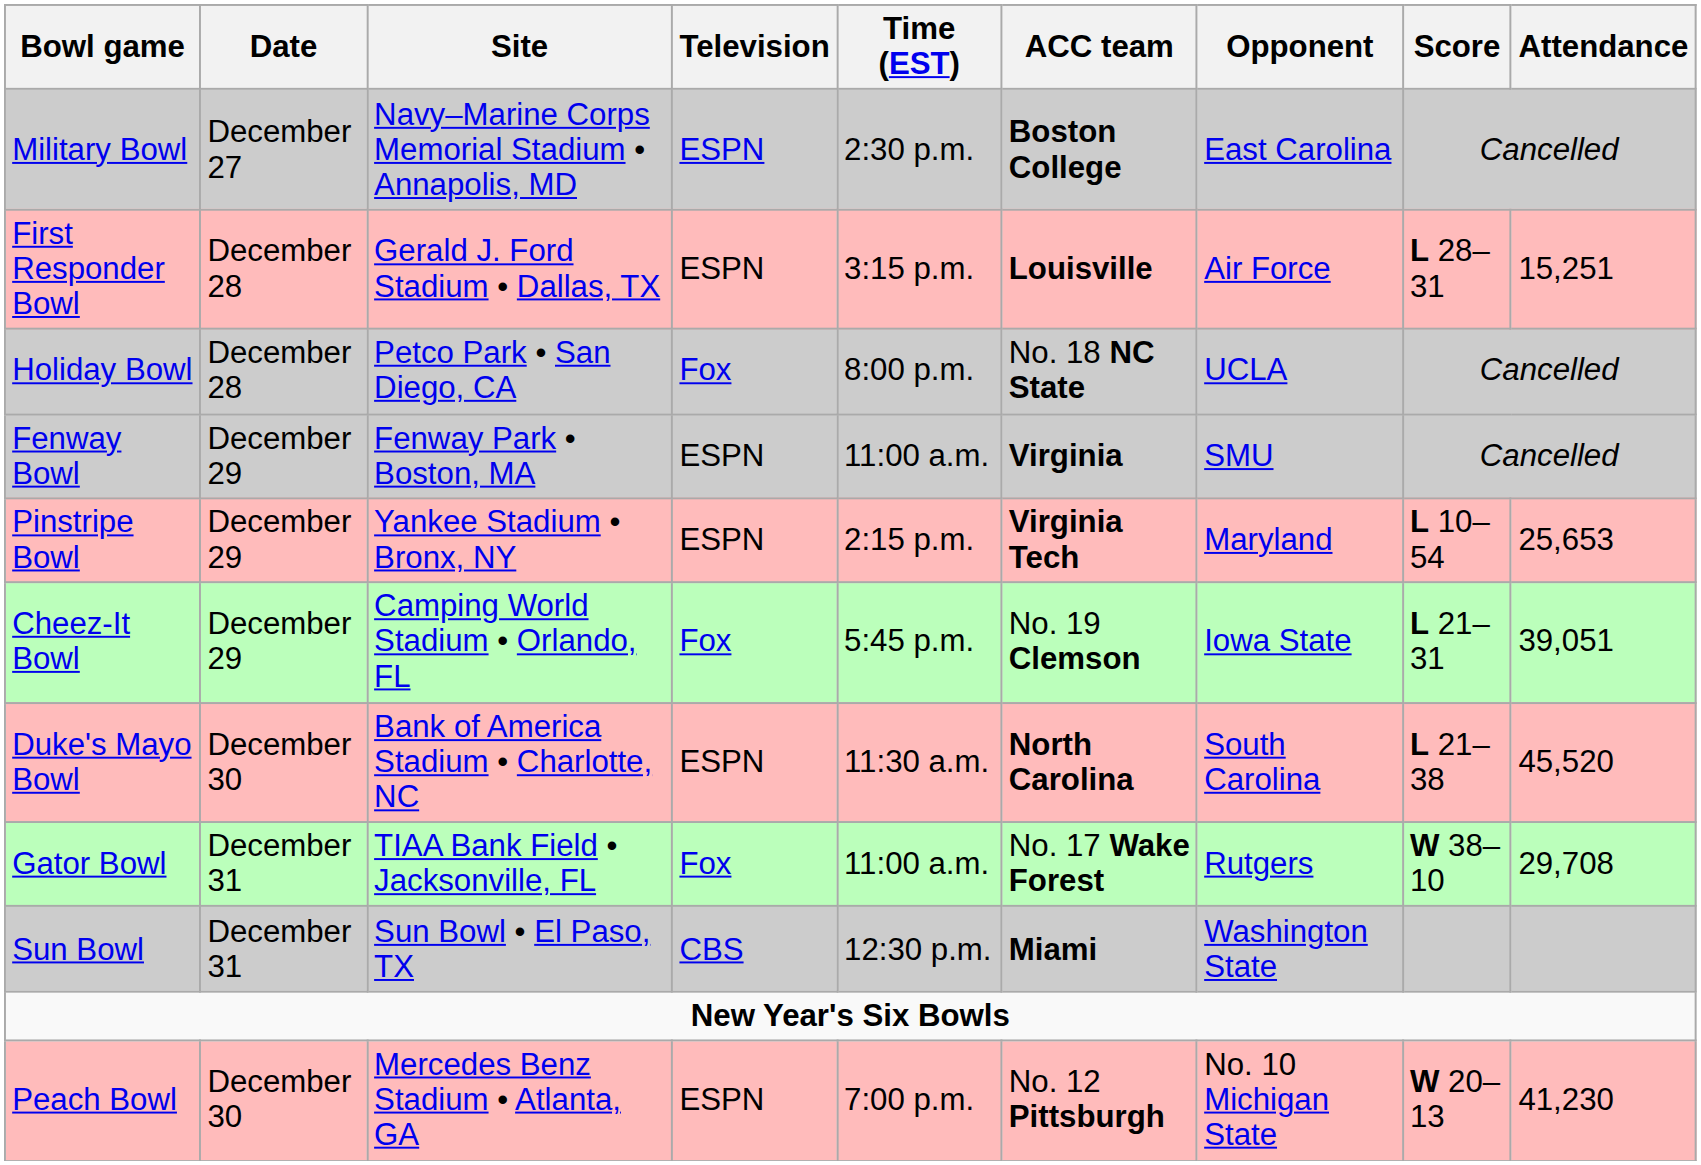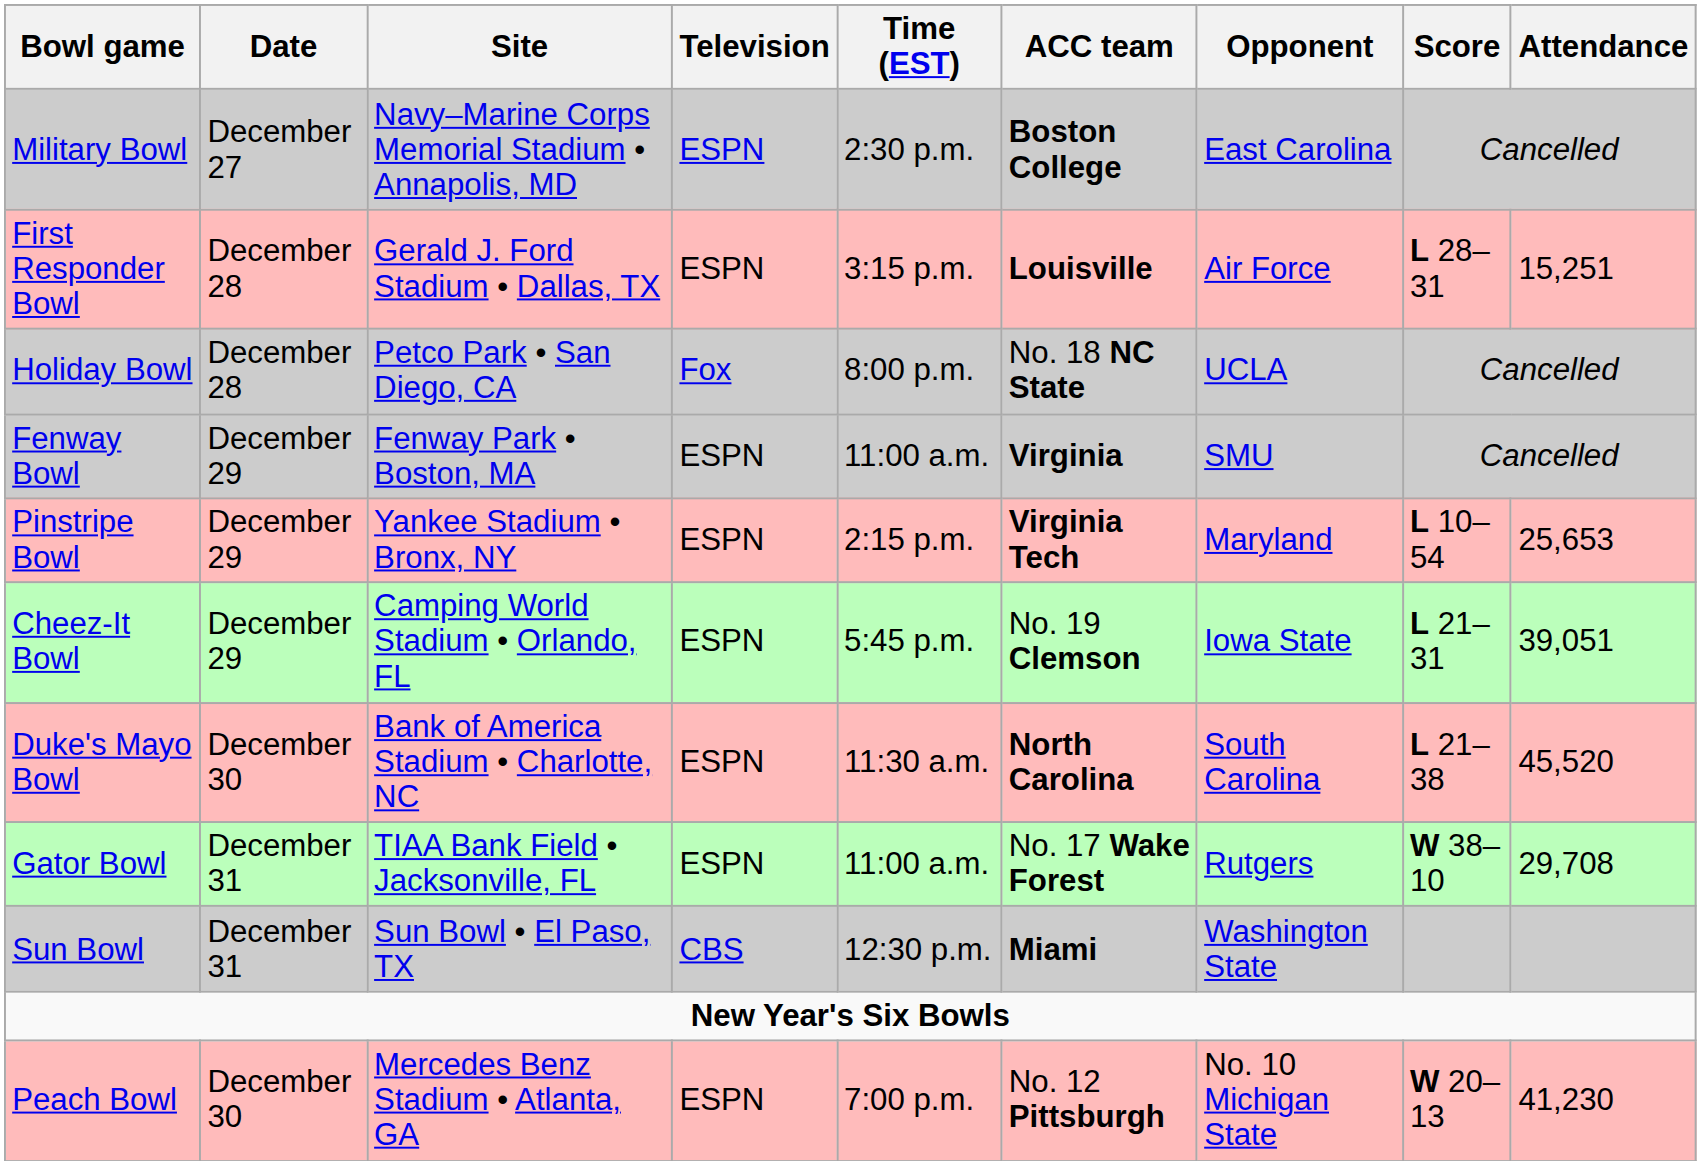(705, 642) Fox -> (722, 642) ESPN
(705, 863) Fox -> (722, 863) ESPN
